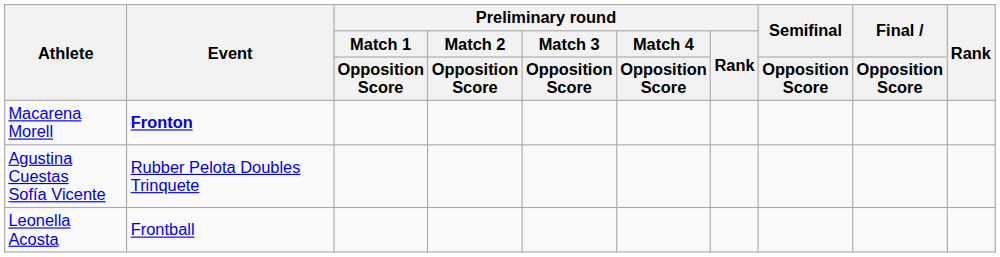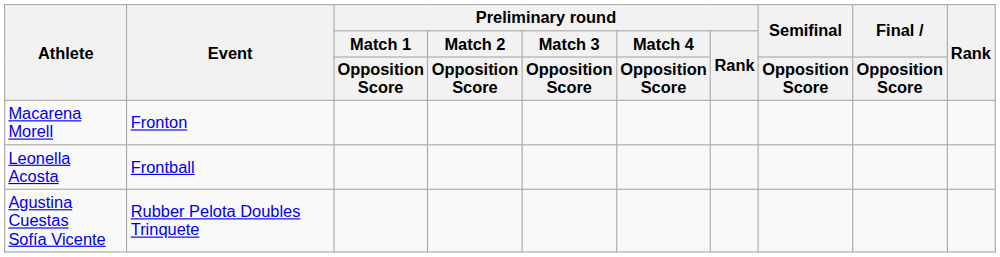(162, 123) bold -> (159, 123) normal
rows swapped: (57, 176) <-> (39, 230)
